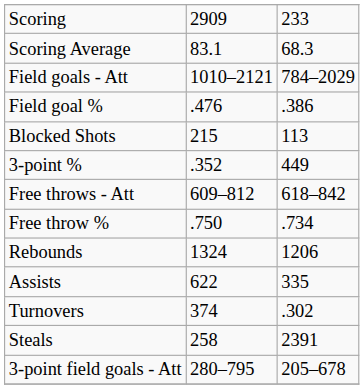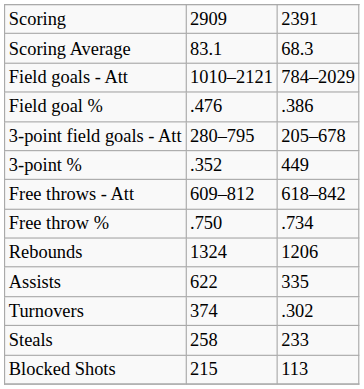(295, 19) 233 -> (300, 19) 2391
rows swapped: (95, 369) <-> (62, 135)
(300, 340) 2391 -> (295, 340) 233
